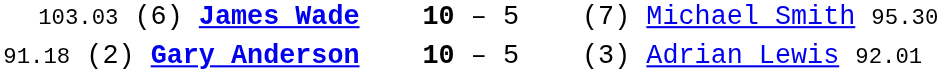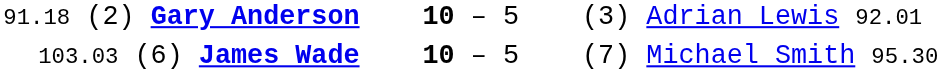rows swapped: (199, 17) <-> (181, 56)
